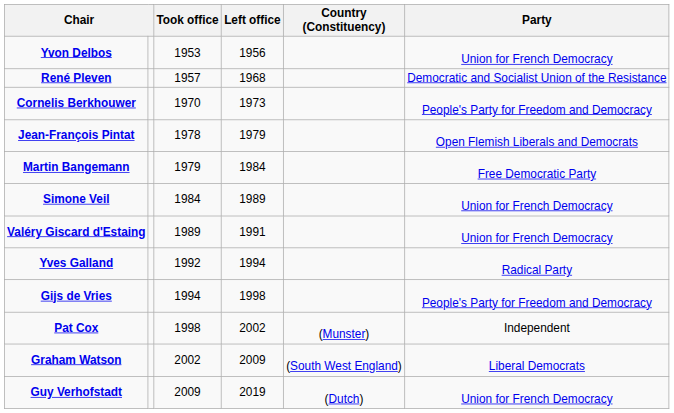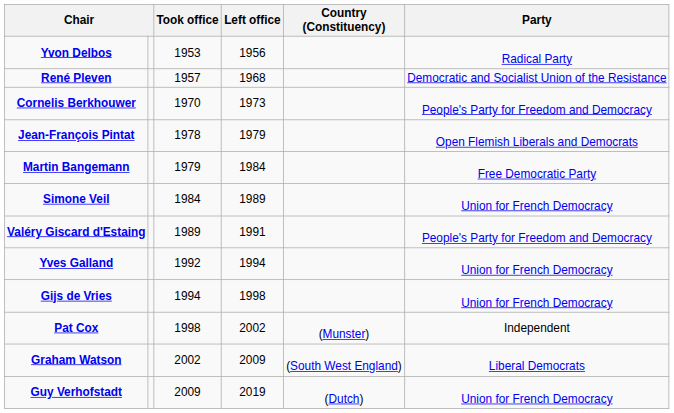(537, 59) Union for French Democracy -> (537, 59) Radical Party
(537, 238) Union for French Democracy -> (537, 238) People's Party for Freedom and Democracy
(537, 270) Radical Party -> (537, 270) Union for French Democracy
(537, 302) People's Party for Freedom and Democracy -> (537, 302) Union for French Democracy
